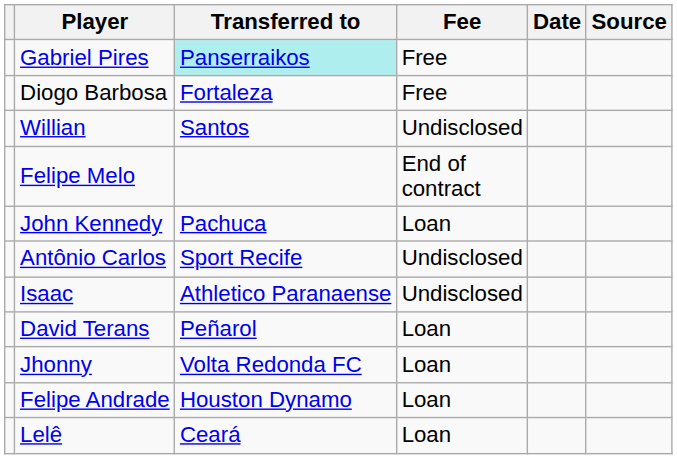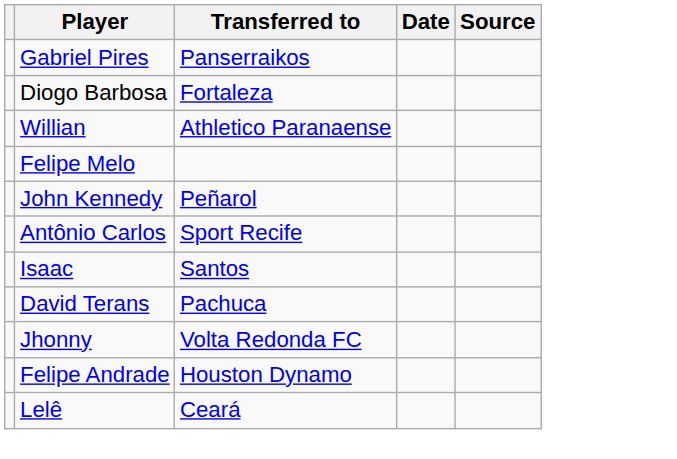- column: (462, 22)
(245, 57) paleturquoise background -> (245, 57) no background
(215, 127) Santos -> (286, 127) Athletico Paranaense
(223, 223) Pachuca -> (218, 198) Peñarol
(286, 294) Athletico Paranaense -> (215, 269) Santos
(218, 329) Peñarol -> (223, 304) Pachuca
